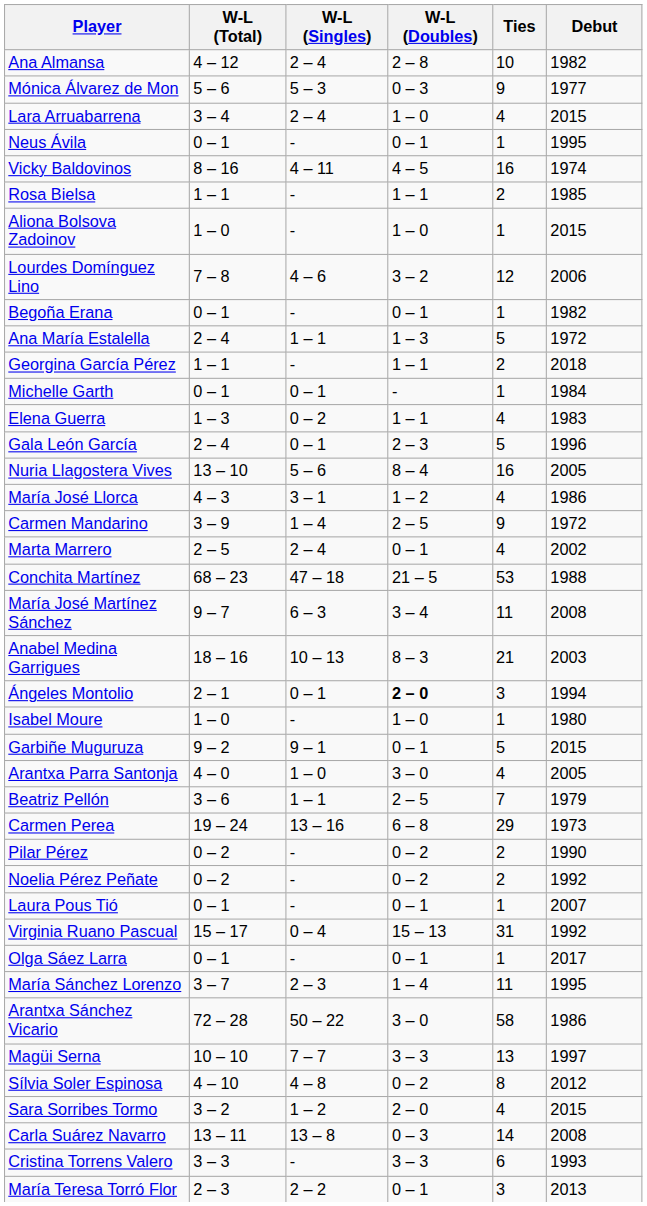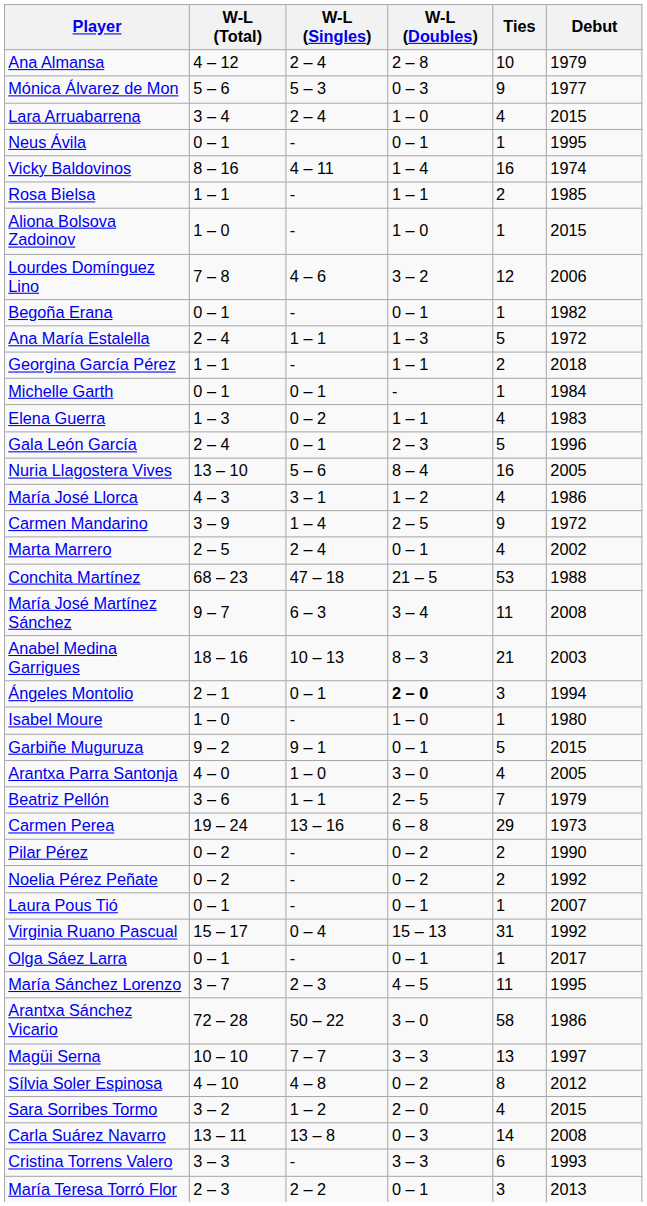(568, 62) 1982 -> (568, 62) 1979
(410, 168) 4 – 5 -> (410, 168) 1 – 4
(410, 984) 1 – 4 -> (410, 984) 4 – 5
